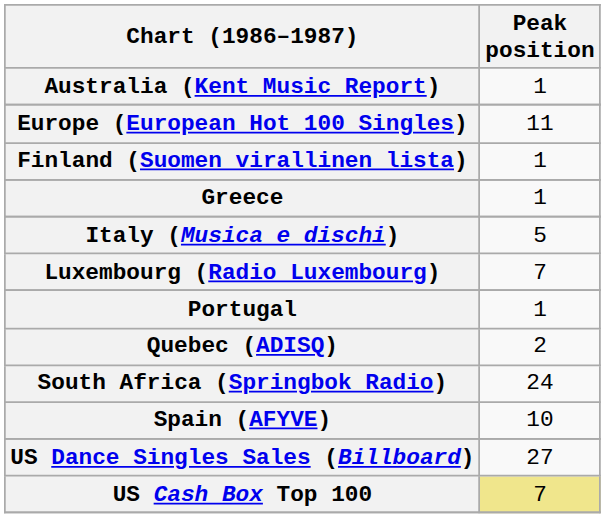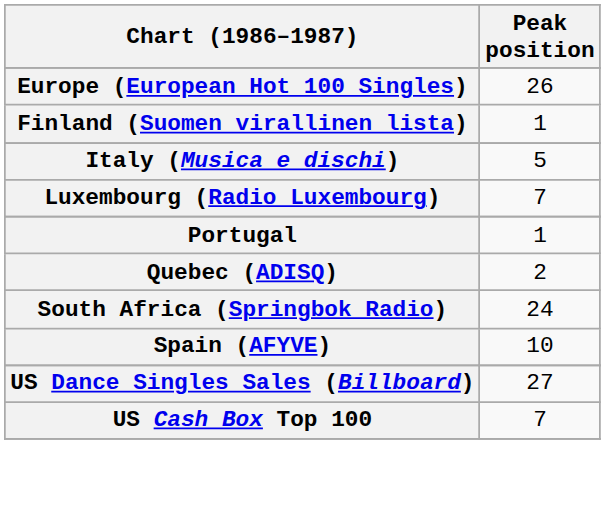- row: (242, 87)
(540, 124) 11 -> (540, 87) 26
- row: (242, 198)
(540, 495) khaki background -> (540, 420) no background
